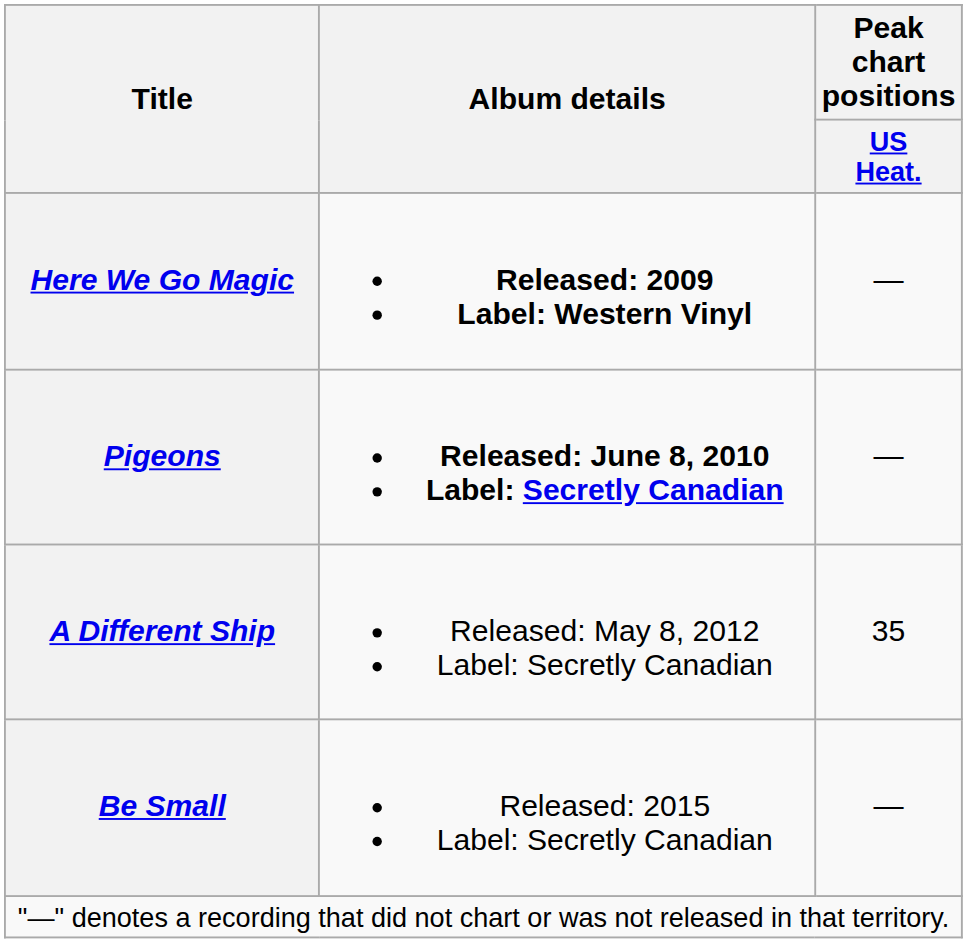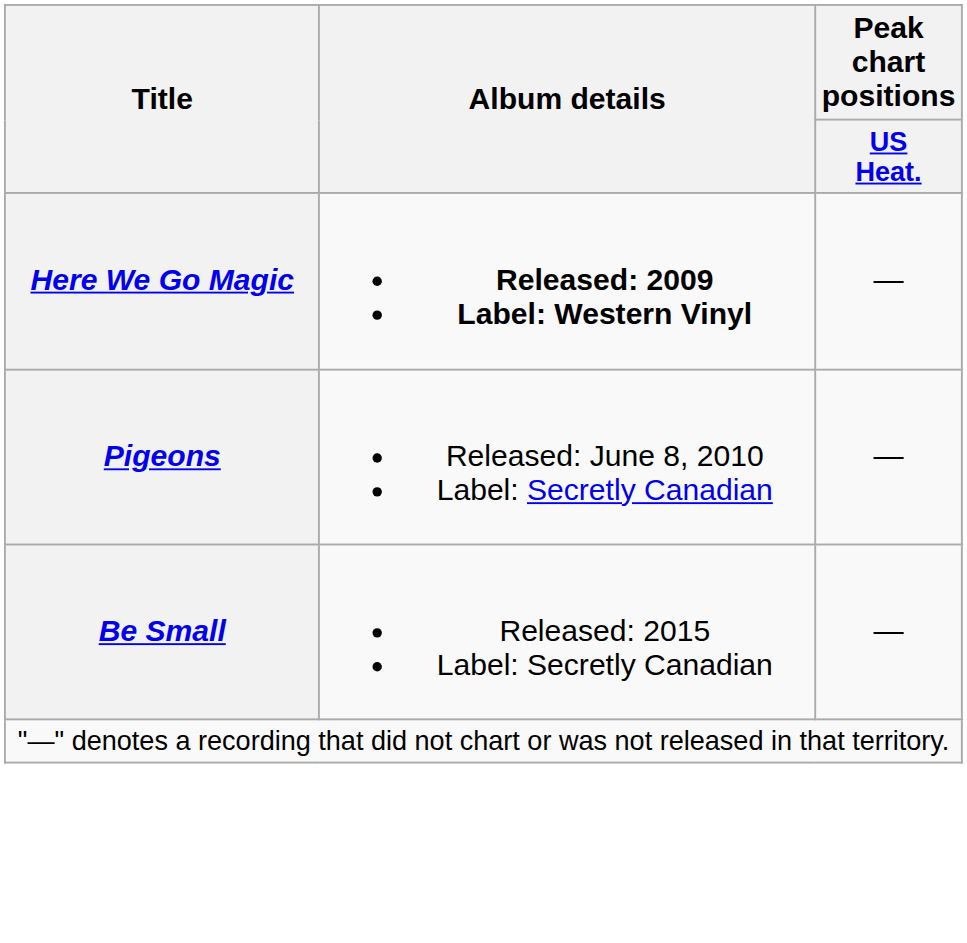(567, 473) bold -> (567, 473) normal
- row: (162, 631)
